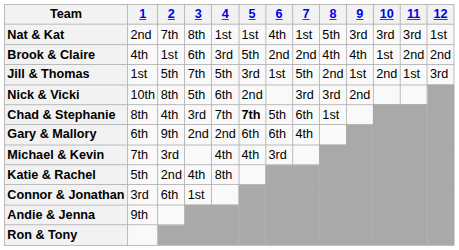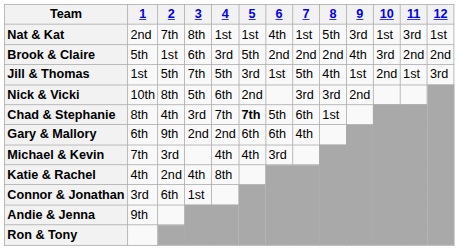(385, 34) 3rd -> (385, 34) 1st
(139, 54) 4th -> (139, 54) 5th
(331, 54) 4th -> (333, 54) 2nd
(385, 54) 1st -> (385, 54) 3rd
(333, 74) 2nd -> (331, 74) 4th
(139, 174) 5th -> (139, 174) 4th
